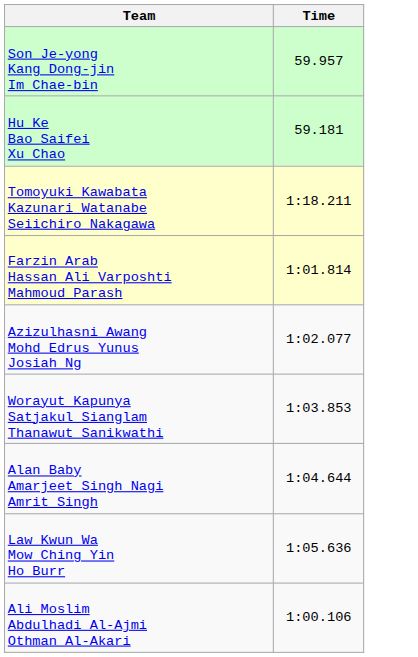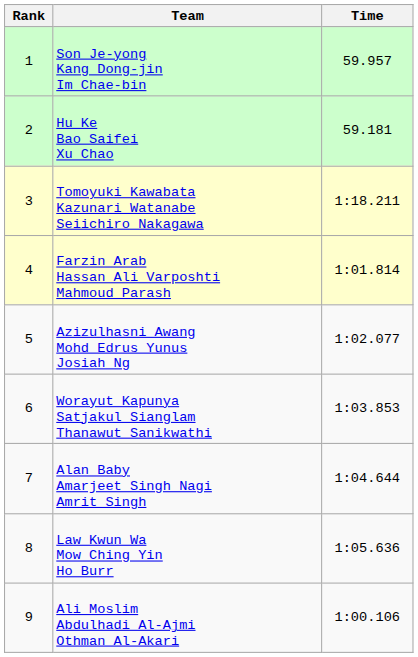+ column: (29, 16)
